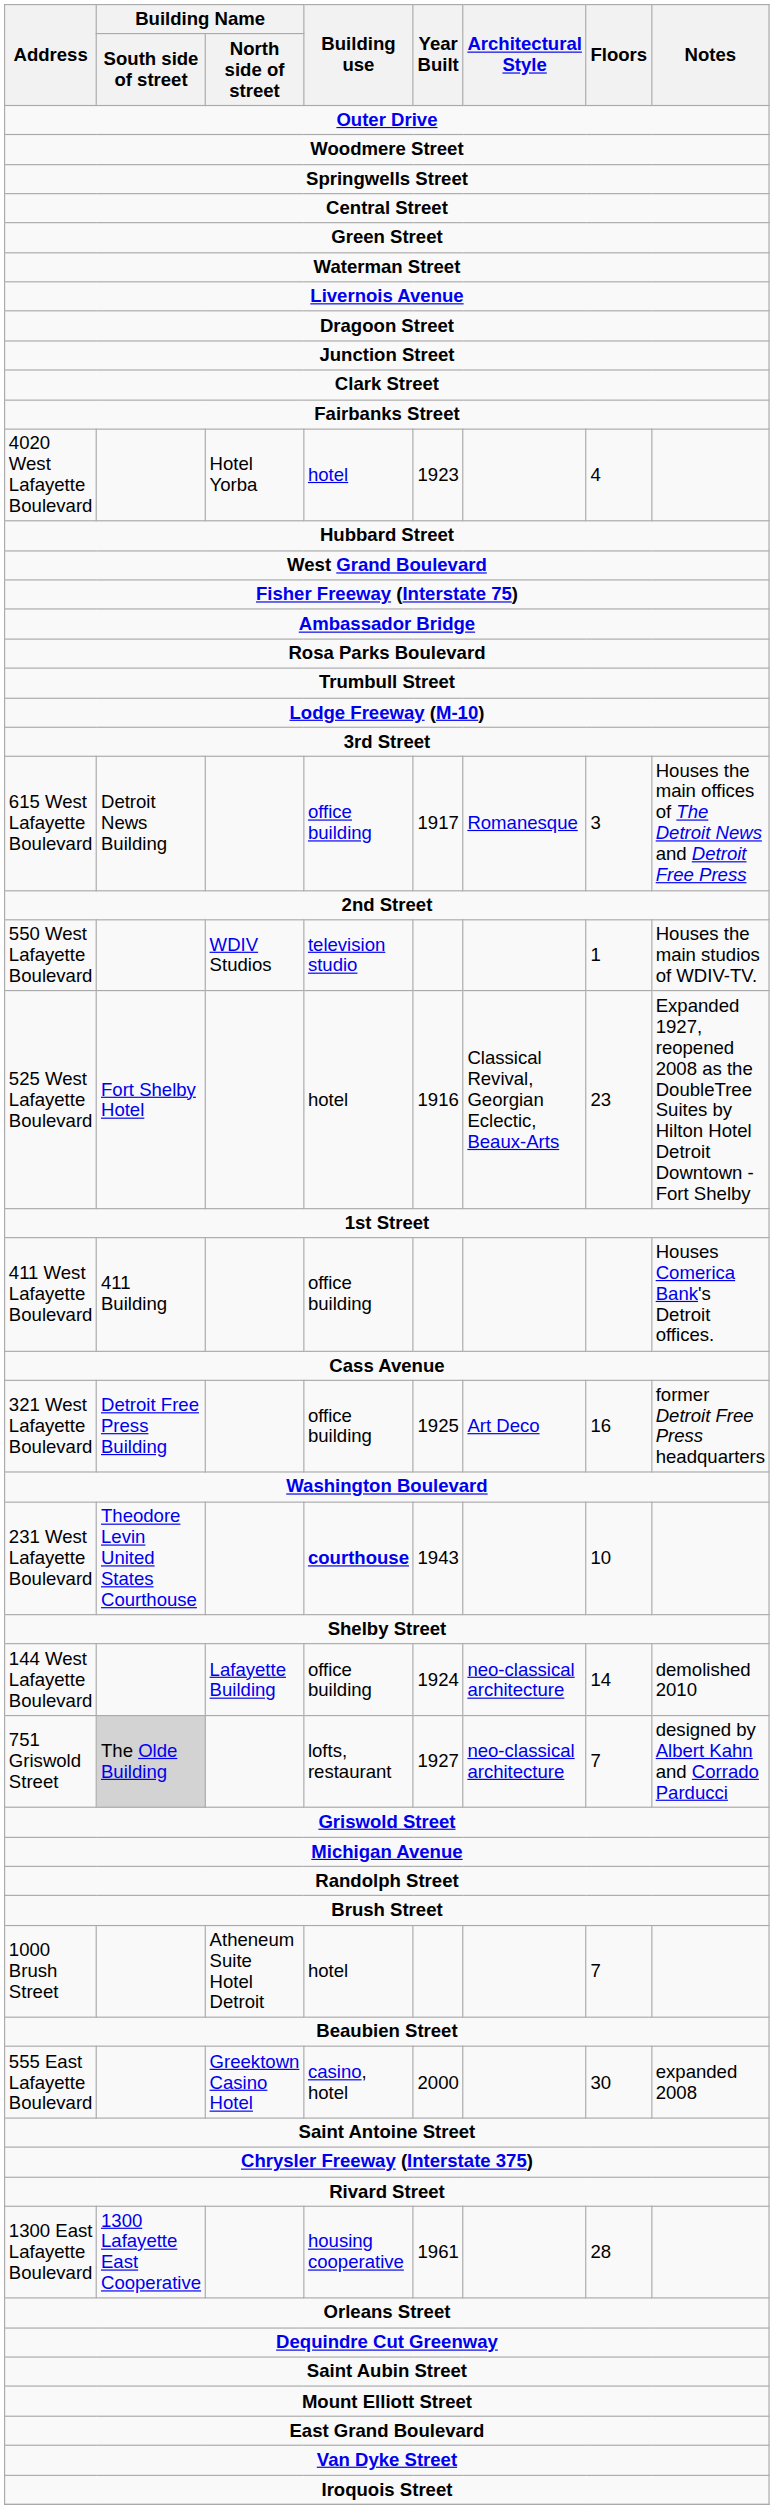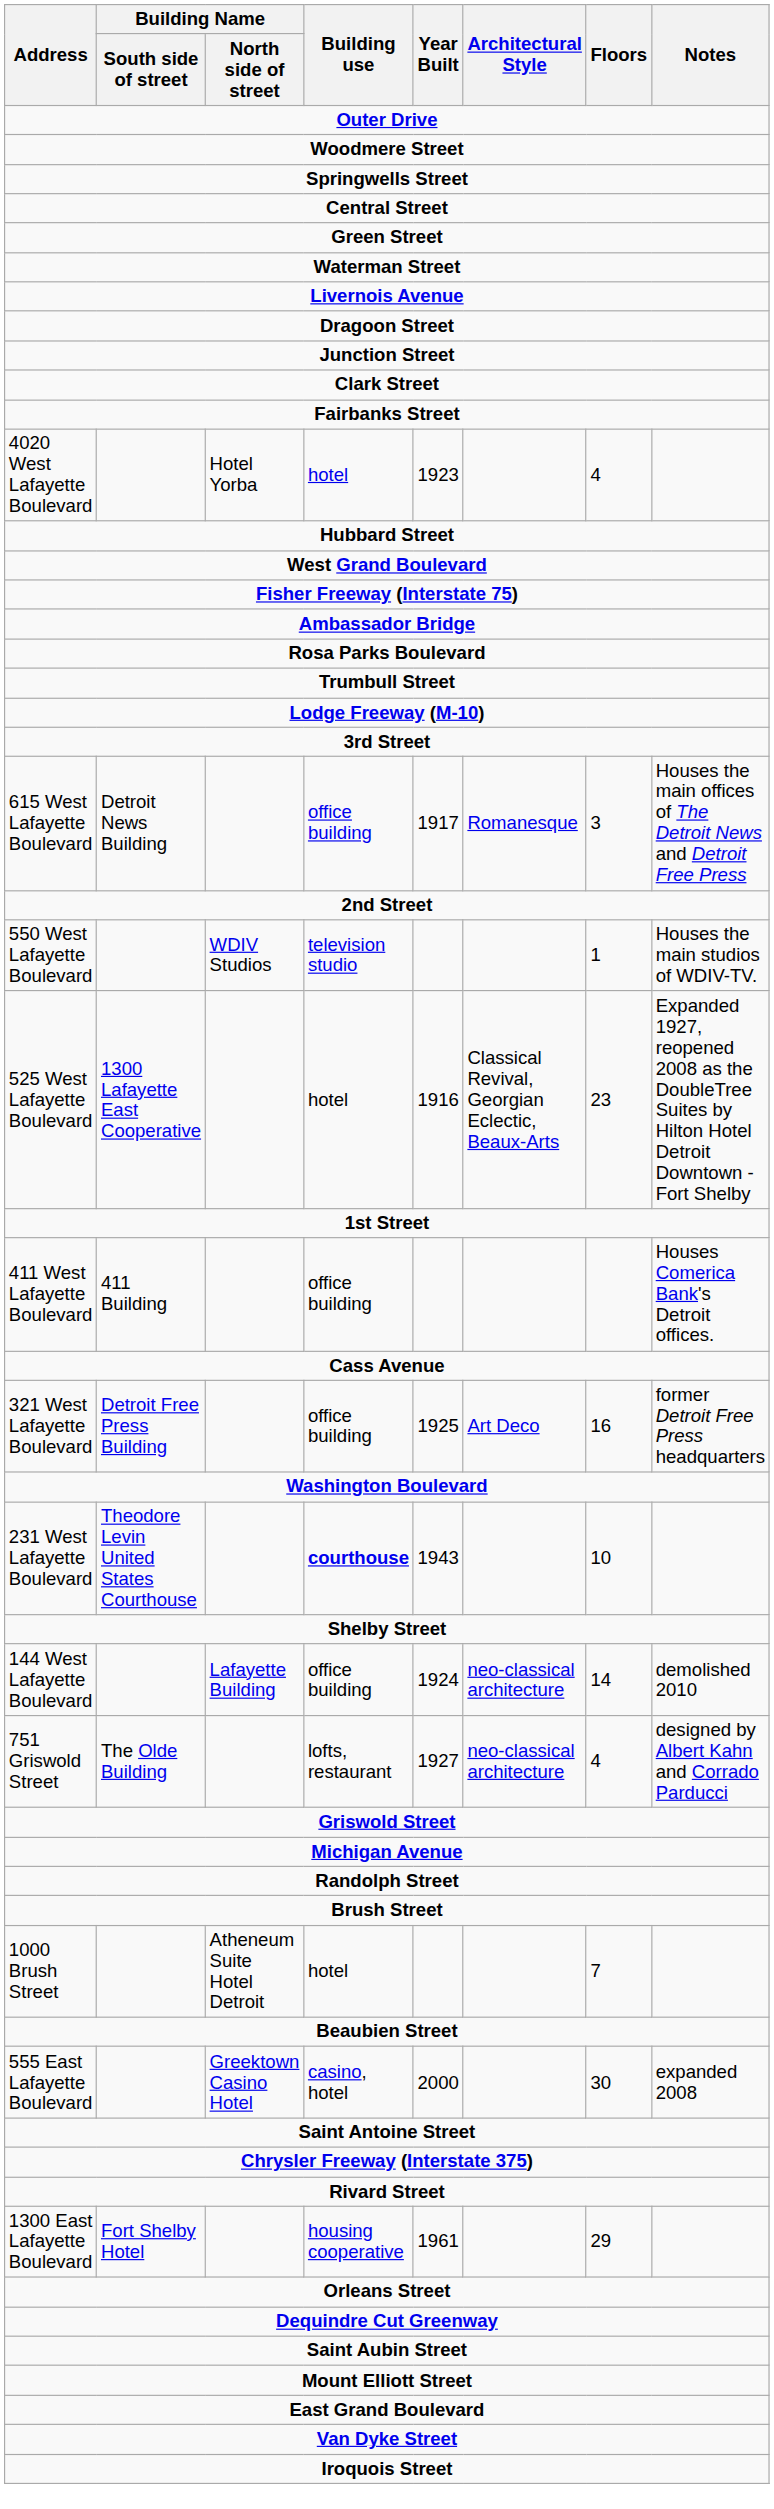(148, 1099) Fort Shelby Hotel -> (151, 1099) 1300 Lafayette East Cooperative
(139, 1761) lightgrey background -> (139, 1761) no background
(596, 1761) 7 -> (596, 1761) 4
(151, 2252) 1300 Lafayette East Cooperative -> (148, 2241) Fort Shelby Hotel
(601, 2252) 28 -> (601, 2241) 29
